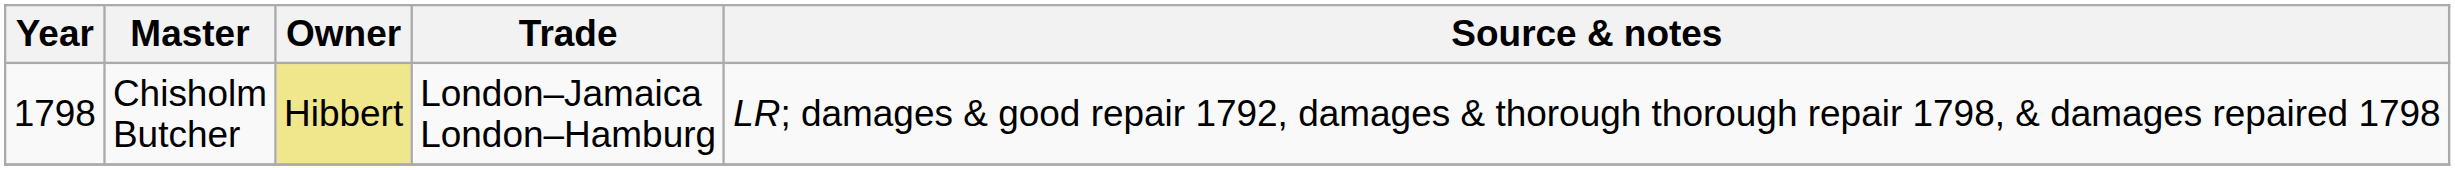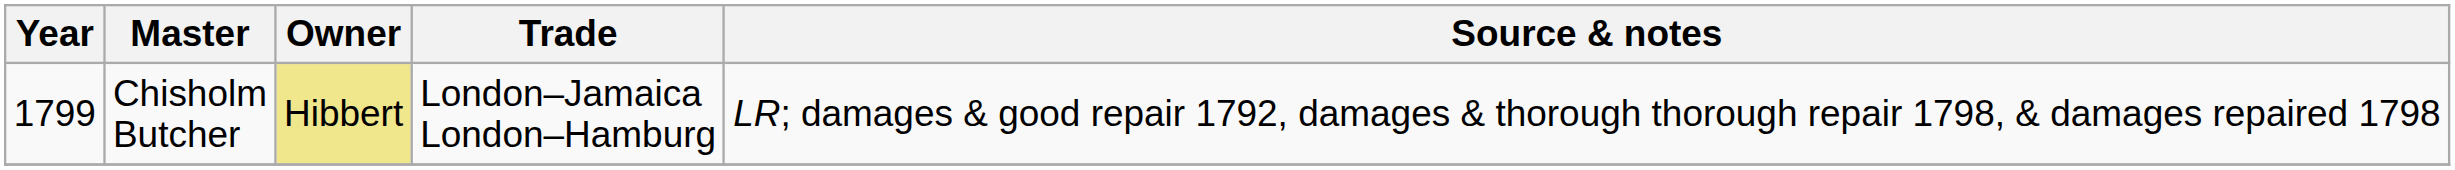(55, 113) 1798 -> (55, 113) 1799
